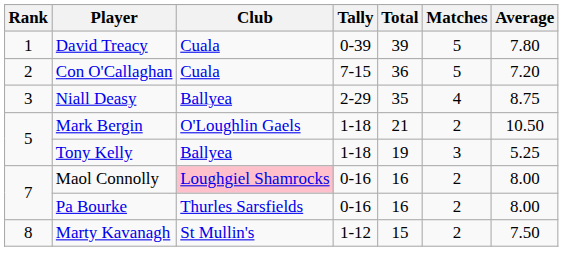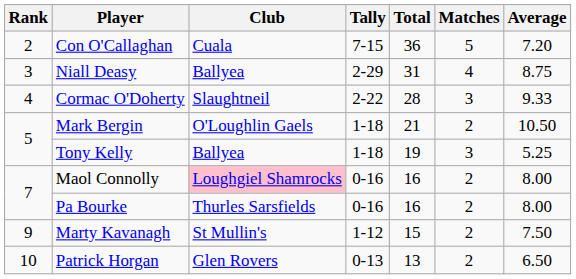- row: (102, 44)
(400, 98) 35 -> (412, 71) 31
+ row: (120, 98)
(28, 233) 8 -> (28, 233) 9
+ row: (107, 260)
